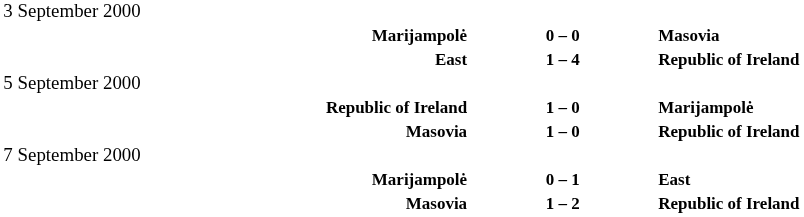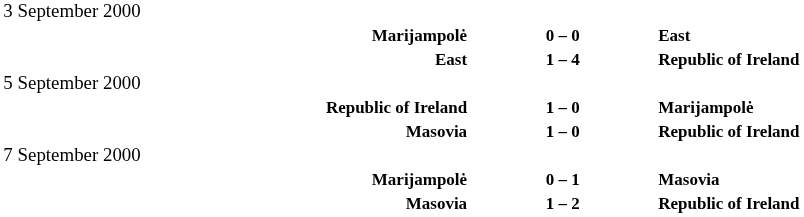(689, 35) Masovia -> (674, 35) East
(674, 179) East -> (689, 179) Masovia
